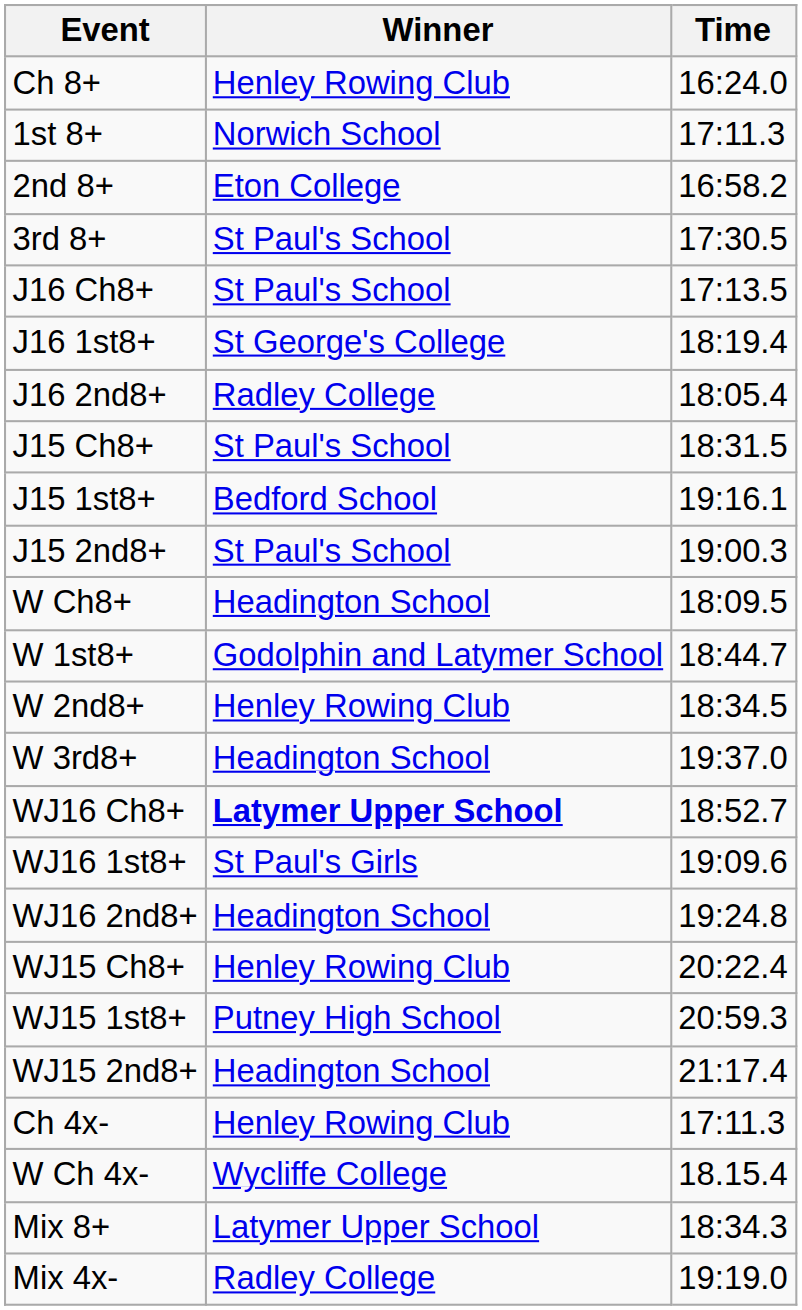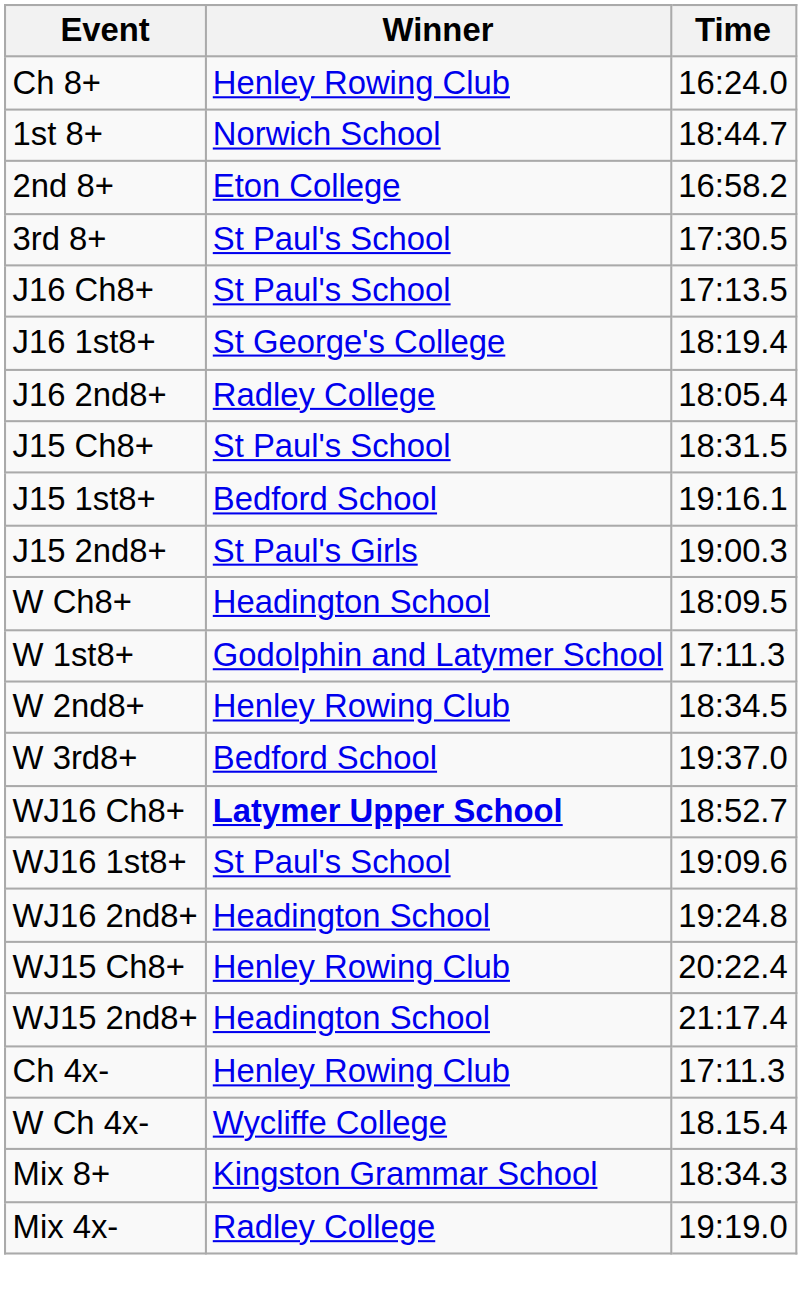(732, 134) 17:11.3 -> (733, 134) 18:44.7
(332, 550) St Paul's School -> (315, 550) St Paul's Girls
(733, 654) 18:44.7 -> (732, 654) 17:11.3
(351, 758) Headington School -> (325, 758) Bedford School
(315, 862) St Paul's Girls -> (332, 862) St Paul's School
- row: (100, 1018)
(376, 1226) Latymer Upper School -> (405, 1174) Kingston Grammar School
